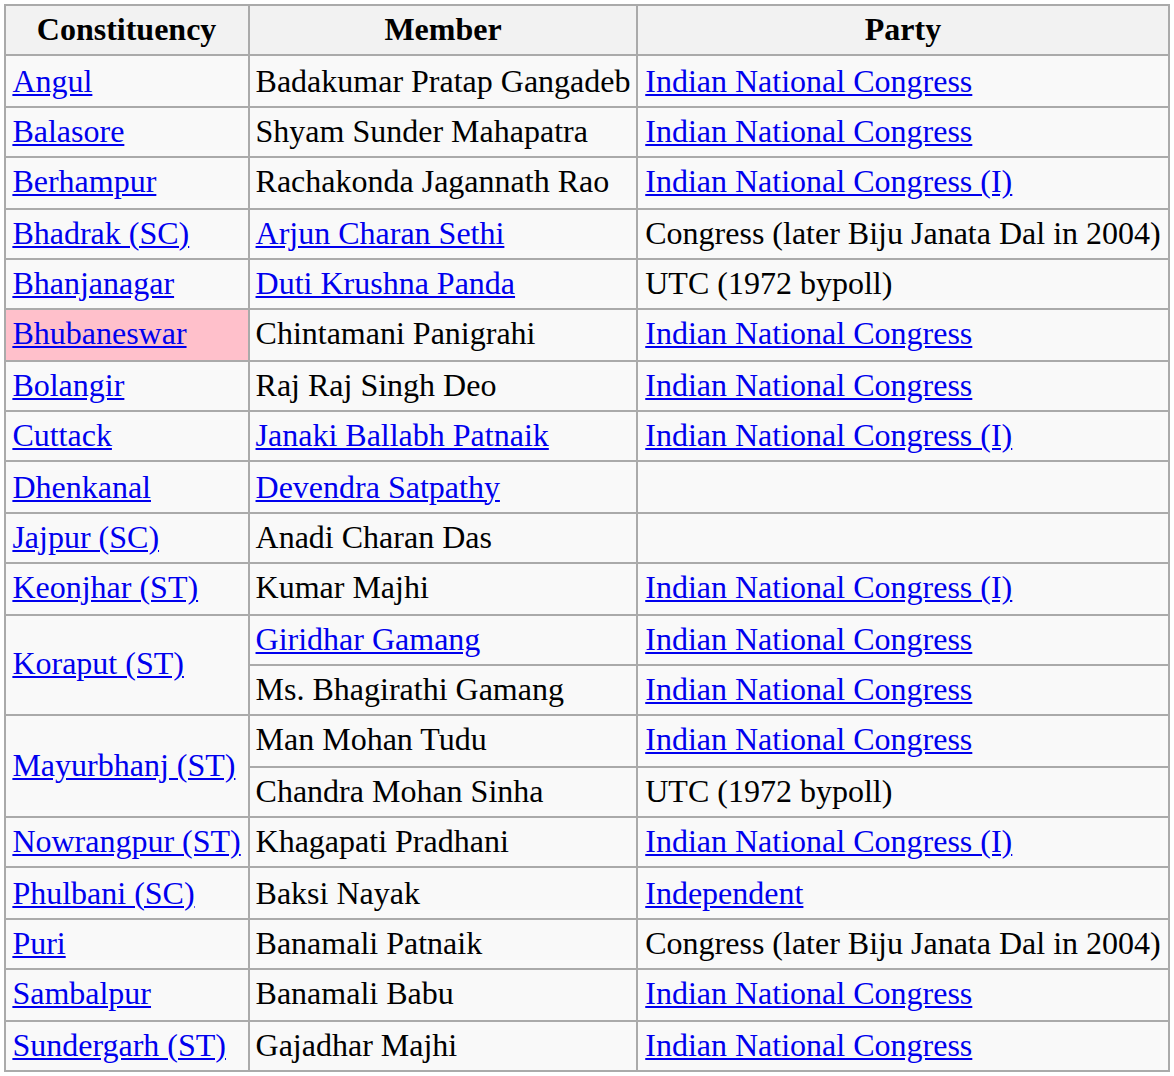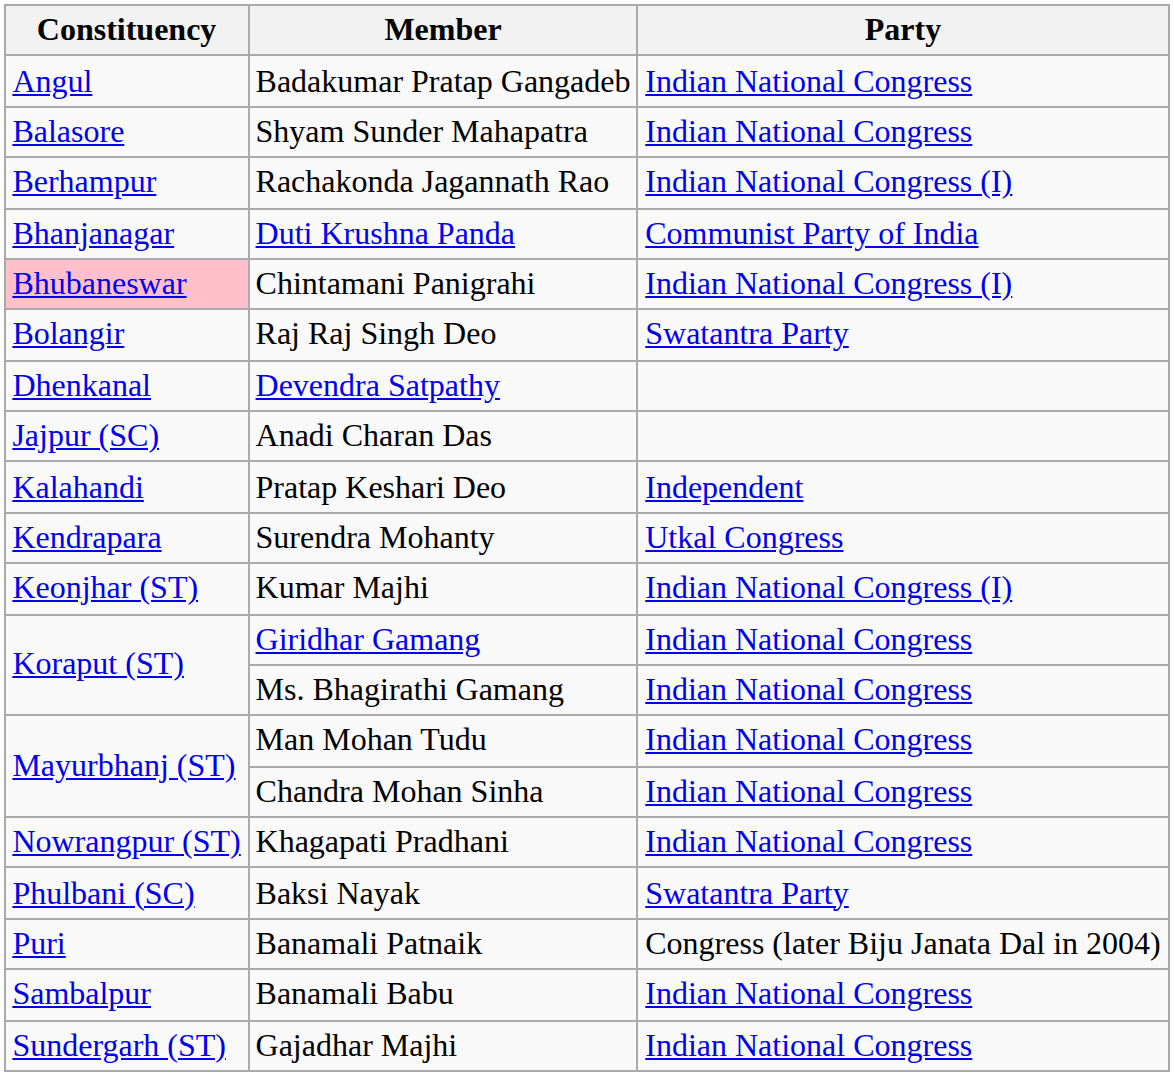- row: (380, 232)
(769, 283) UTC (1972 bypoll) -> (812, 232) Communist Party of India
(809, 334) Indian National Congress -> (829, 283) Indian National Congress (I)
(809, 385) Indian National Congress -> (747, 334) Swatantra Party
- row: (402, 435)
+ row: (381, 486)
+ row: (375, 537)
(769, 791) UTC (1972 bypoll) -> (809, 791) Indian National Congress
(829, 841) Indian National Congress (I) -> (809, 841) Indian National Congress
(724, 892) Independent -> (747, 892) Swatantra Party
